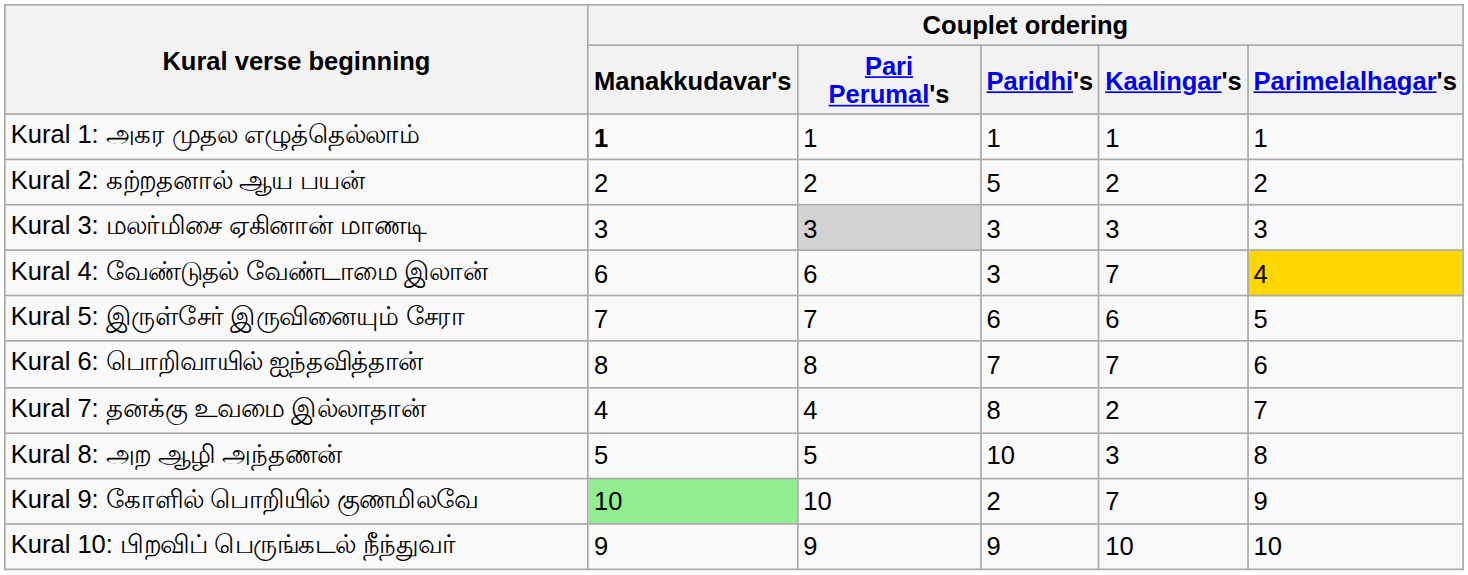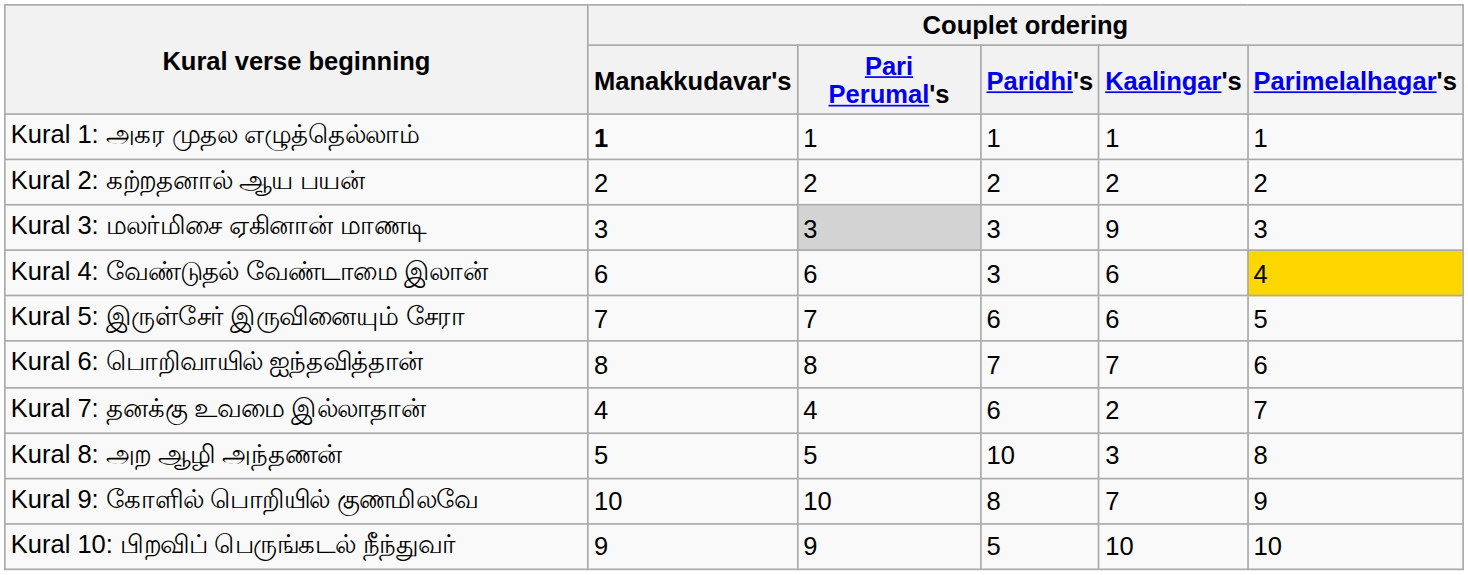(994, 183) 5 -> (994, 183) 2
(1112, 228) 3 -> (1112, 228) 9
(1112, 274) 7 -> (1112, 274) 6
(994, 410) 8 -> (994, 410) 6
(608, 501) lightgreen background -> (608, 501) no background
(994, 501) 2 -> (994, 501) 8
(994, 546) 9 -> (994, 546) 5
